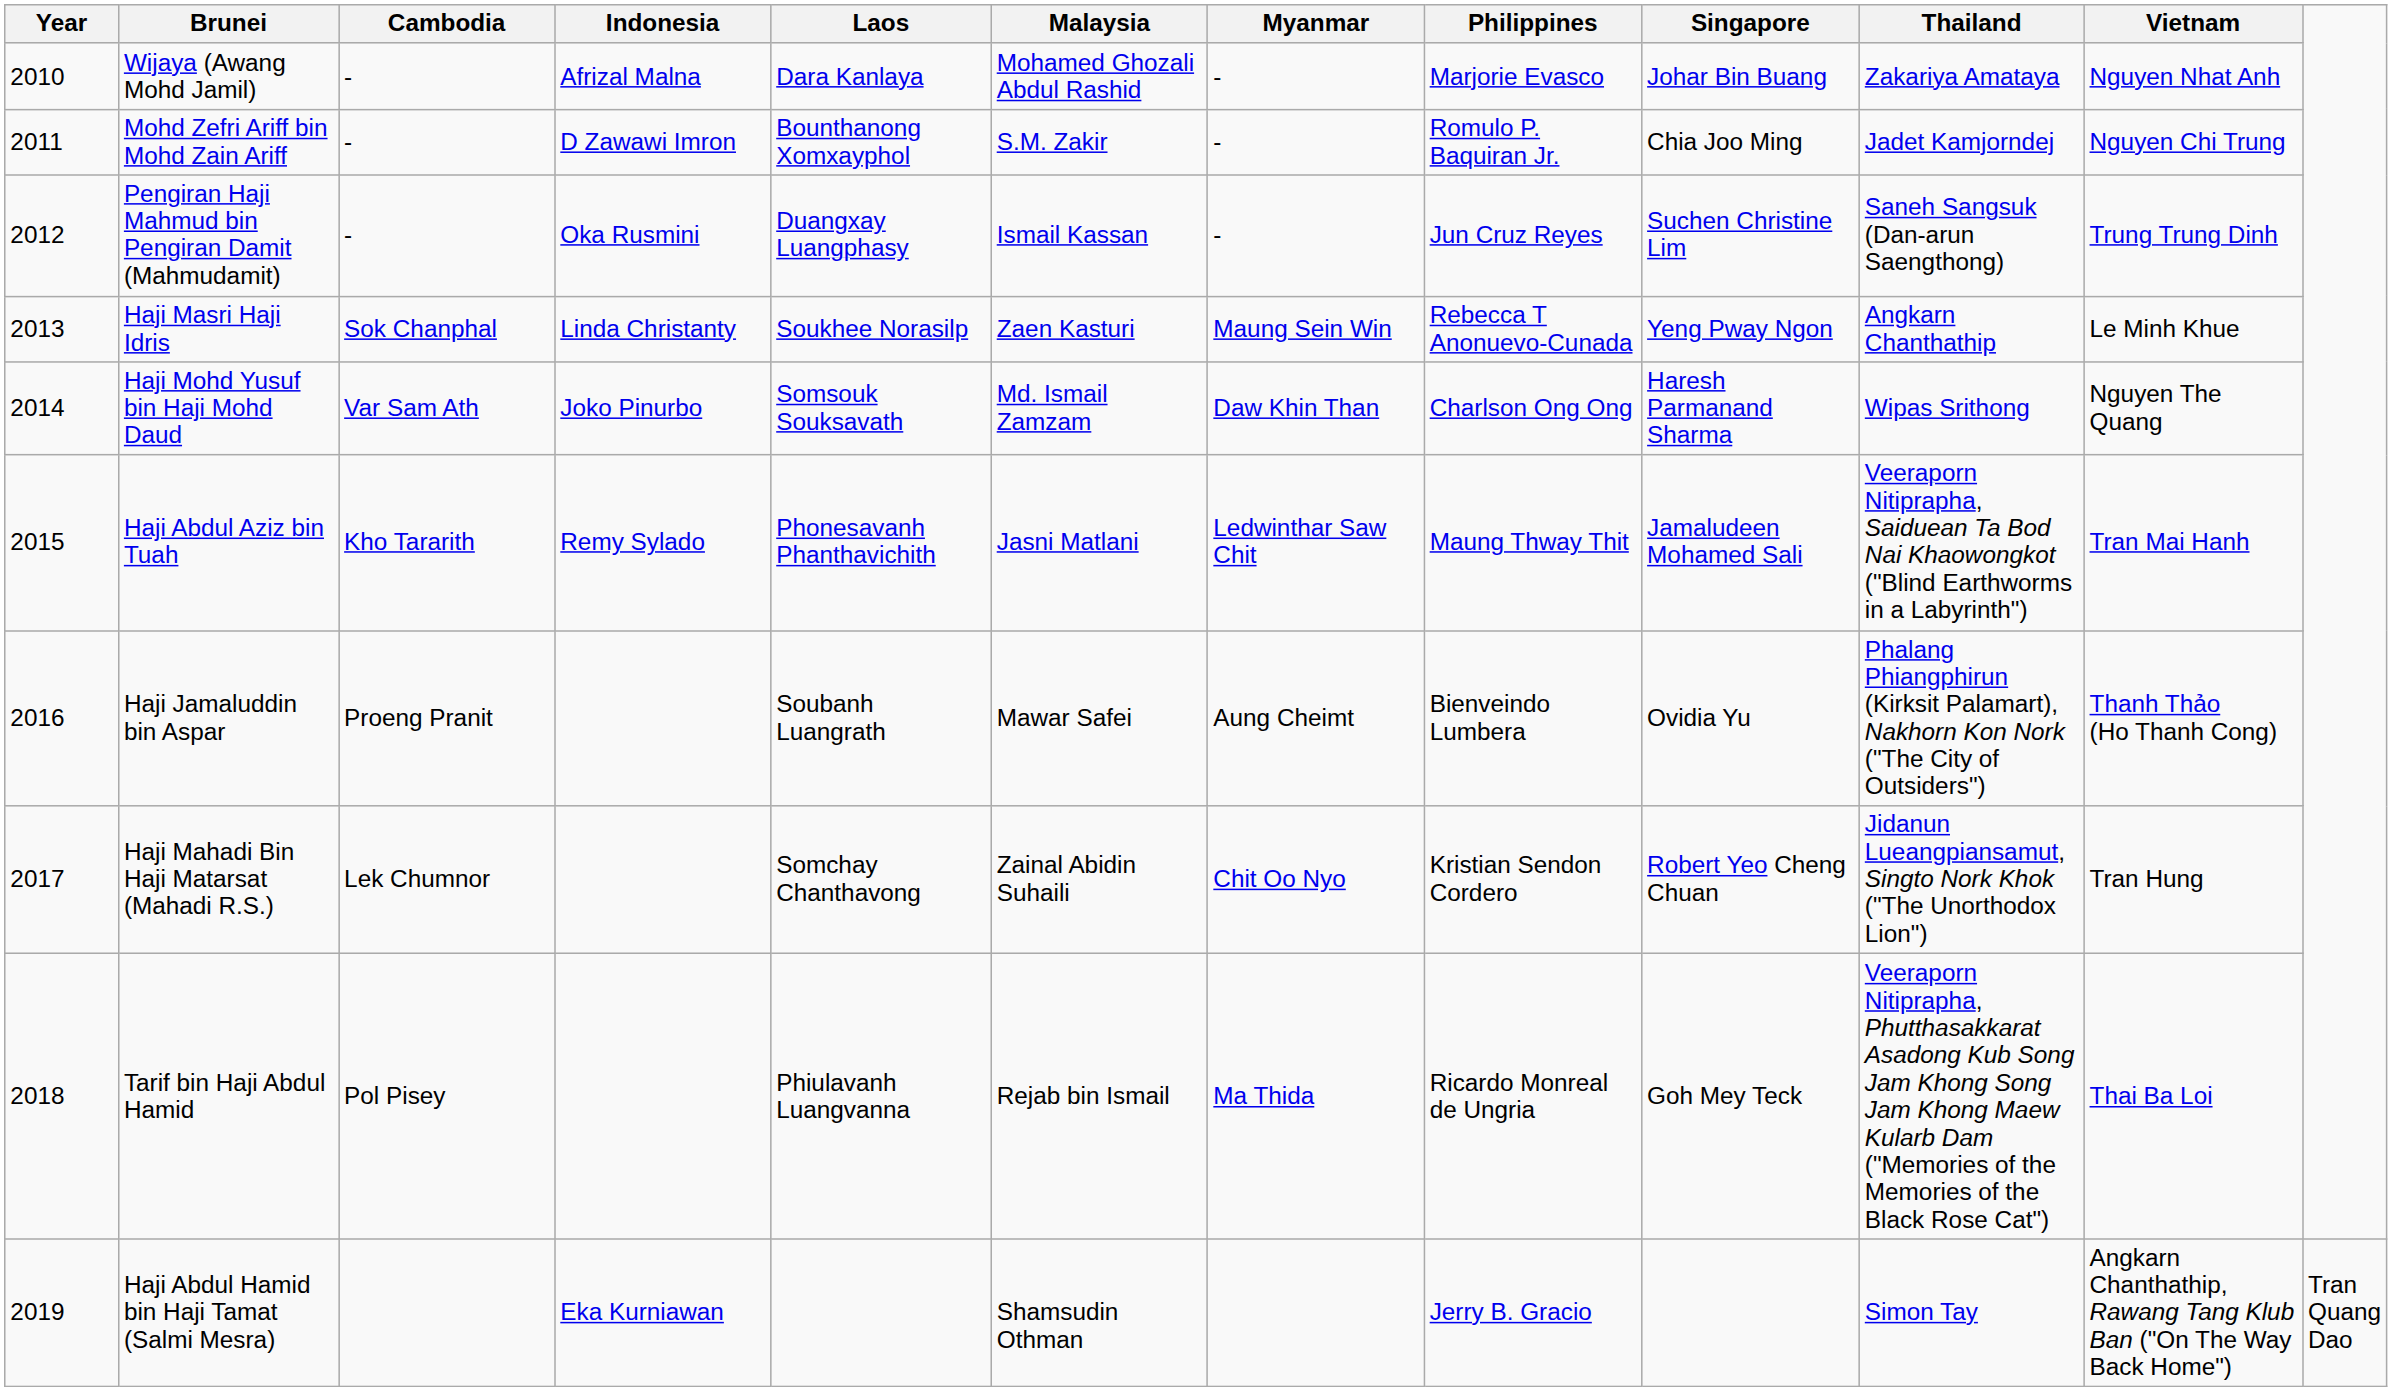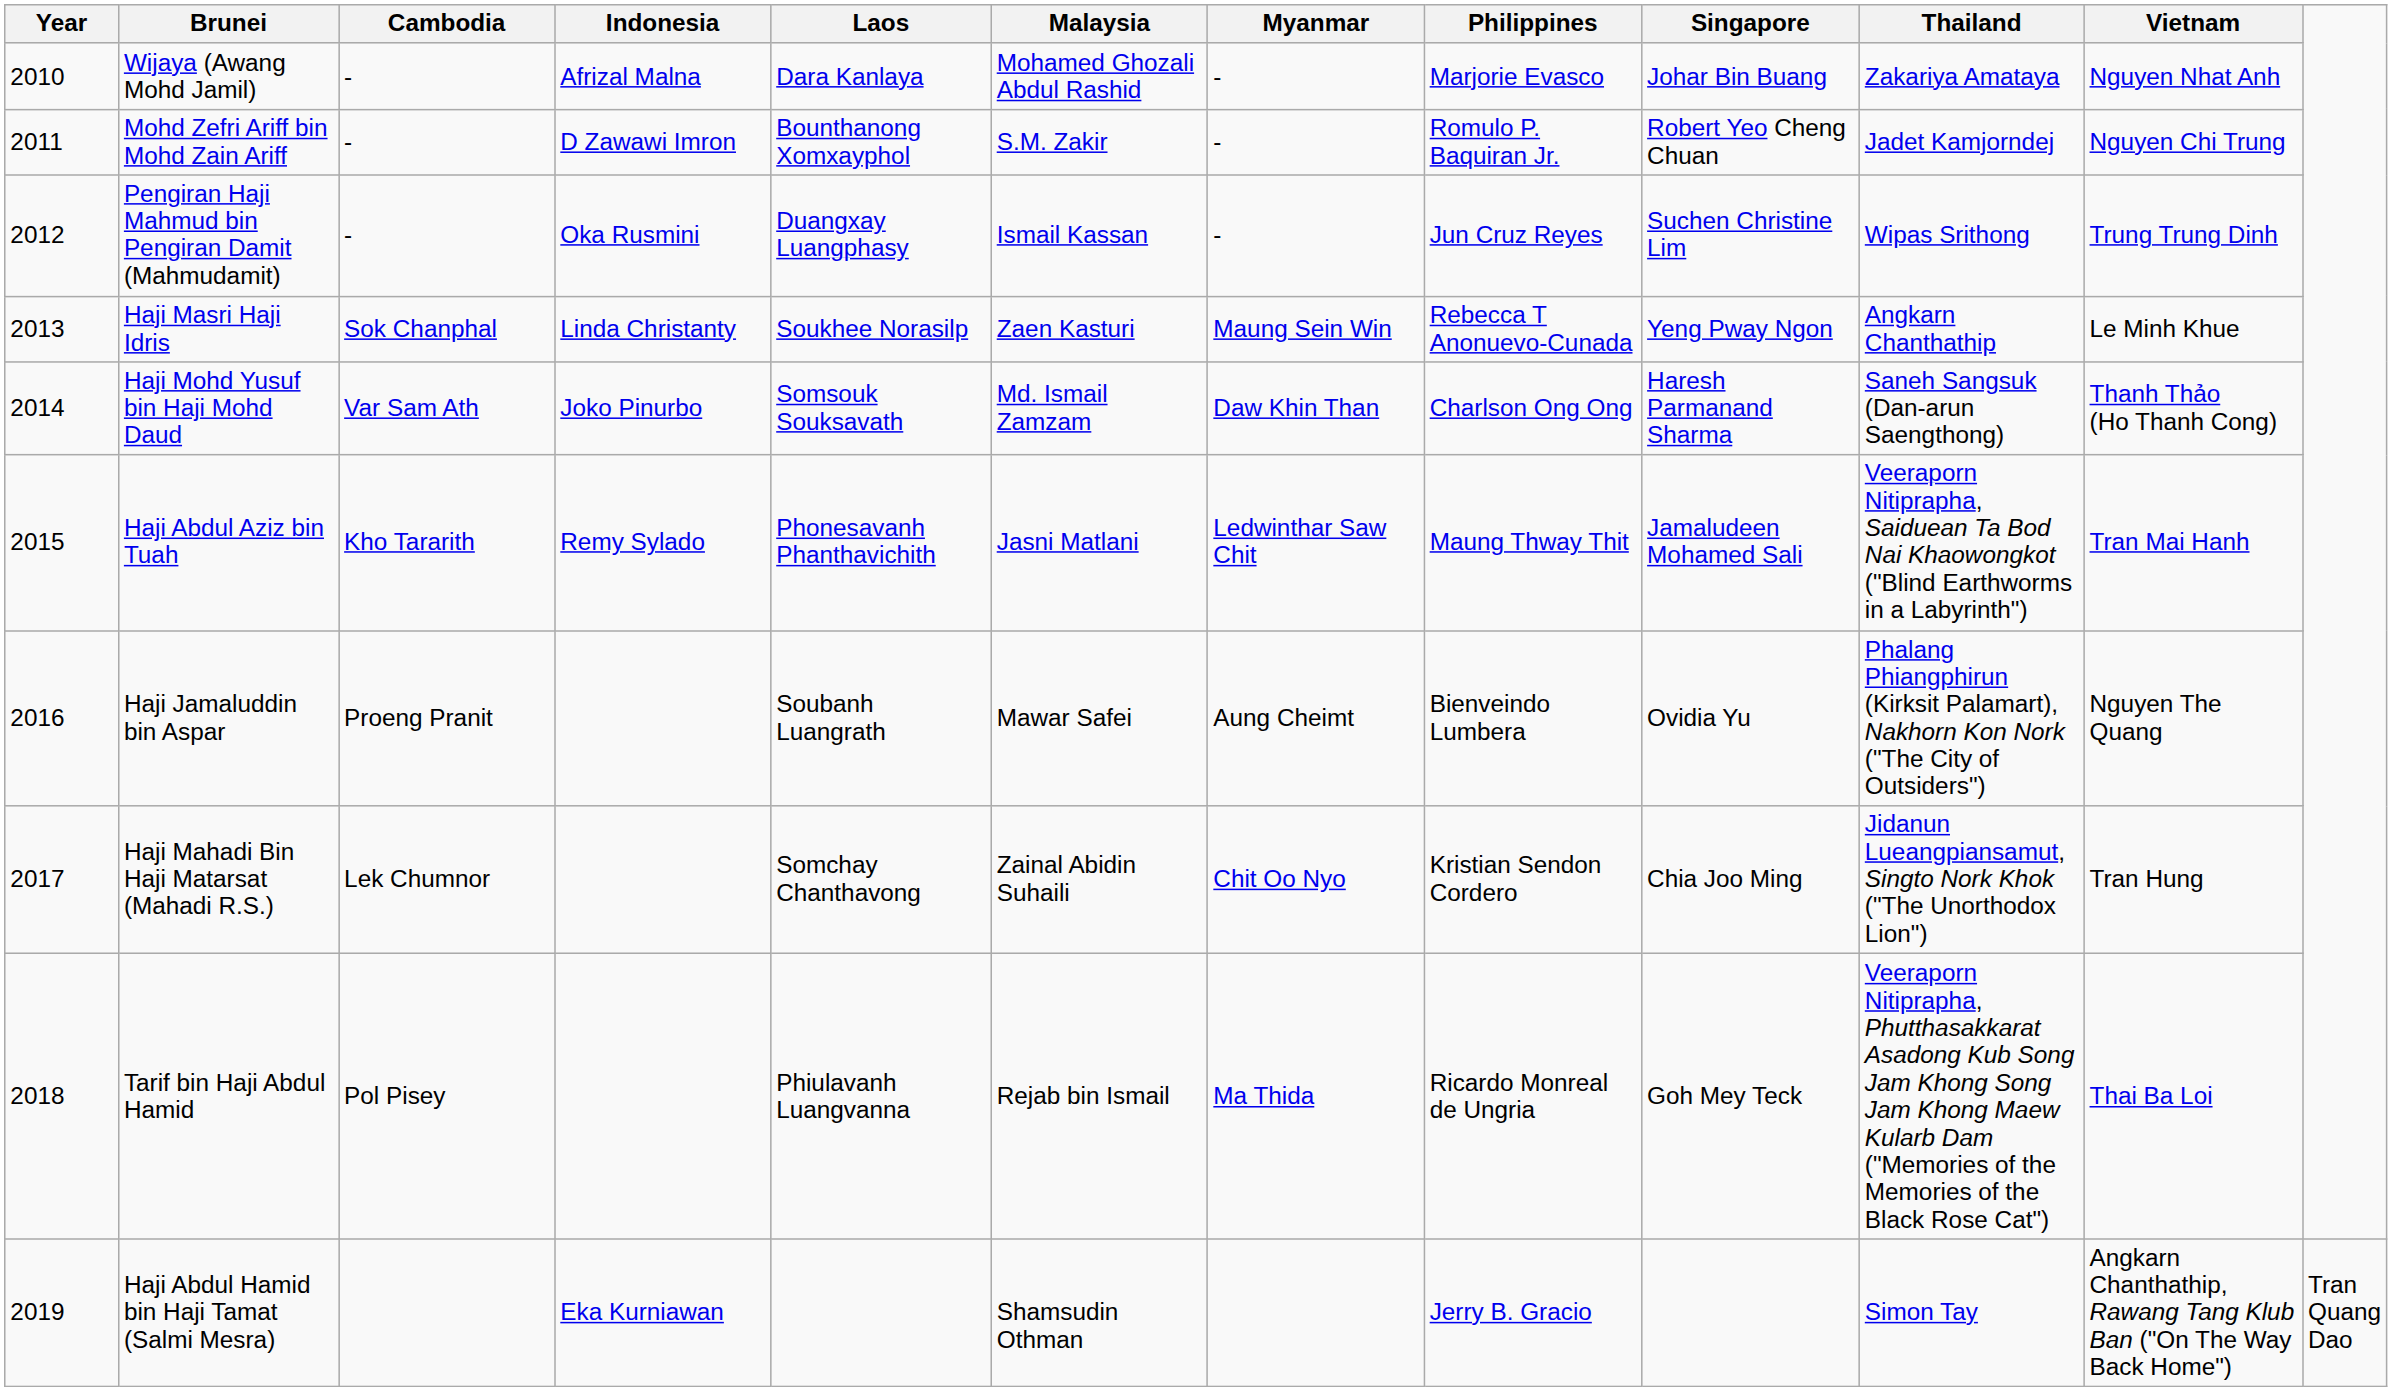(1725, 141) Chia Joo Ming -> (1746, 141) Robert Yeo Cheng Chuan
(1951, 235) Saneh Sangsuk (Dan-arun Saengthong) -> (1947, 235) Wipas Srithong
(1947, 408) Wipas Srithong -> (1951, 408) Saneh Sangsuk (Dan-arun Saengthong)
(2156, 408) Nguyen The Quang -> (2183, 408) Thanh Thảo (Ho Thanh Cong)
(2183, 717) Thanh Thảo (Ho Thanh Cong) -> (2156, 717) Nguyen The Quang
(1746, 879) Robert Yeo Cheng Chuan -> (1725, 879) Chia Joo Ming
